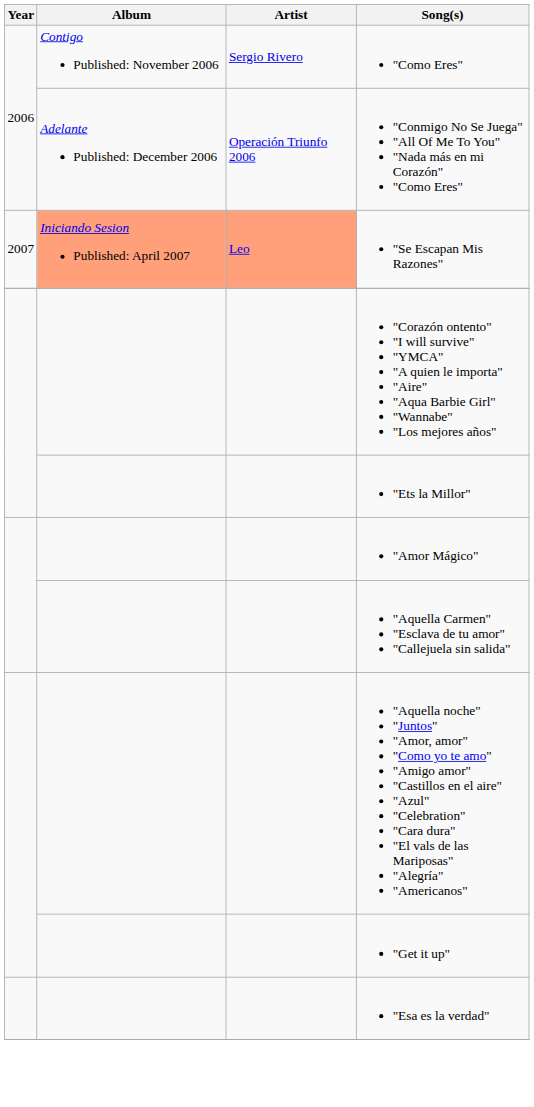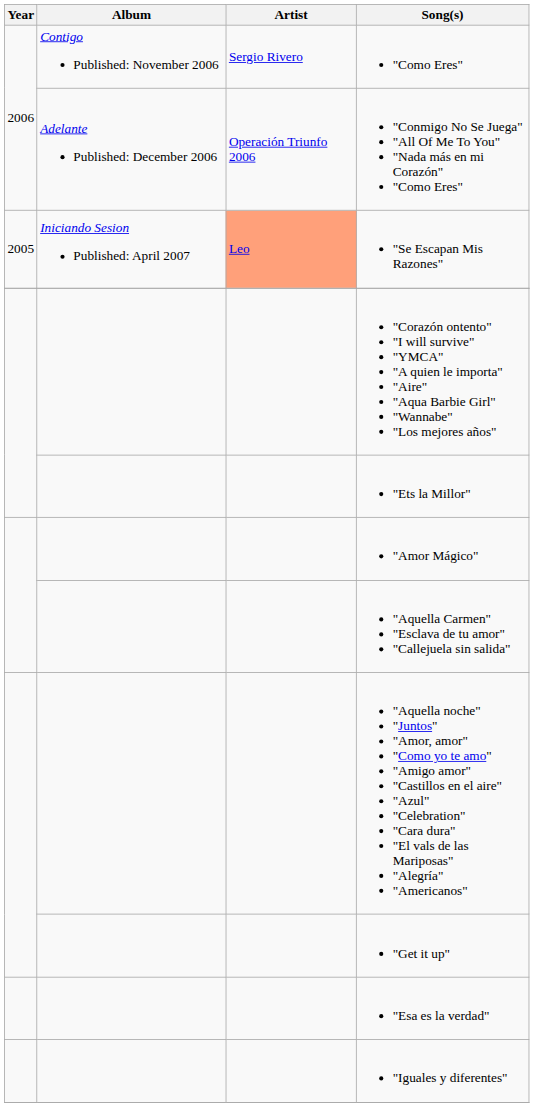(21, 249) 2007 -> (21, 249) 2005
(131, 242) lightsalmon background -> (131, 242) no background
+ row: (442, 1078)
